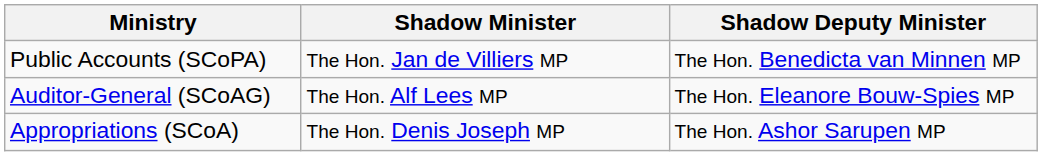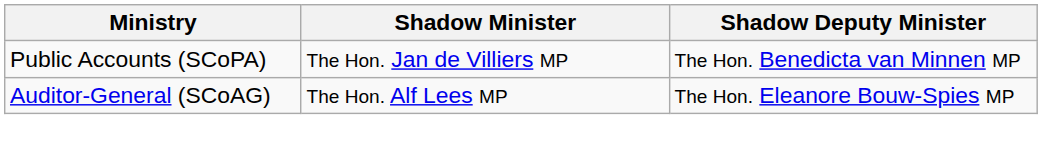- row: (124, 131)
